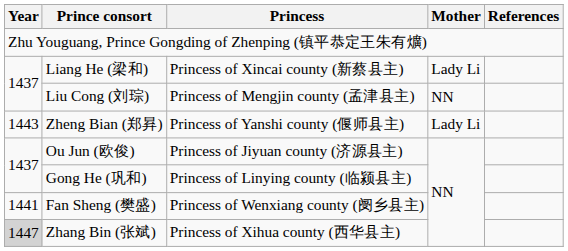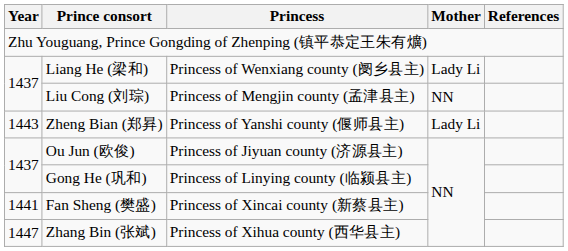(287, 69) Princess of Xincai county (新蔡县主) -> (297, 69) Princess of Wenxiang county (阌乡县主)
(297, 205) Princess of Wenxiang county (阌乡县主) -> (287, 205) Princess of Xincai county (新蔡县主)
(23, 233) lightgrey background -> (23, 233) no background
